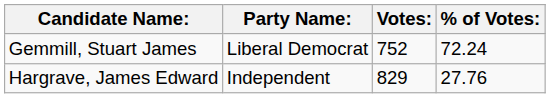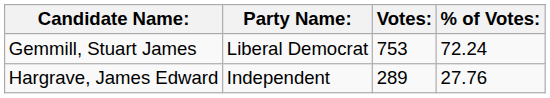(392, 48) 752 -> (392, 48) 753
(392, 78) 829 -> (392, 78) 289
